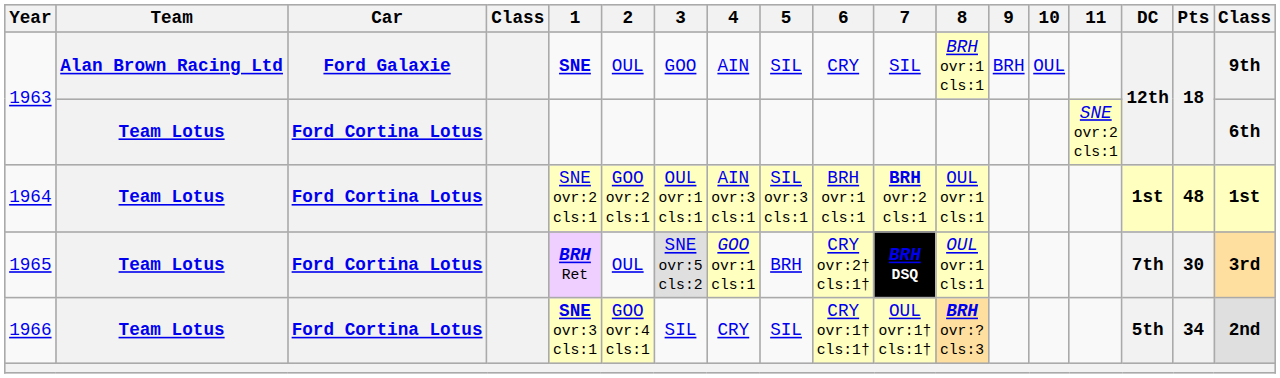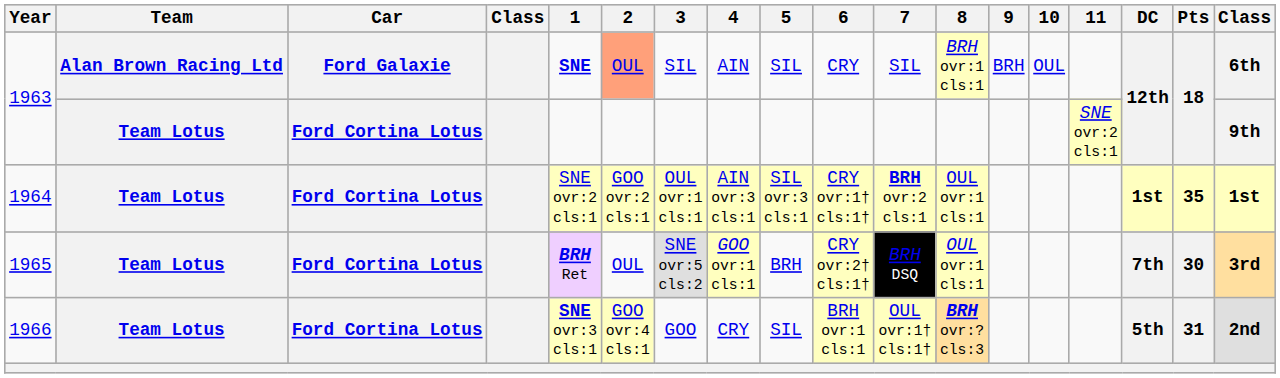(628, 66) no background -> (628, 66) lightsalmon background
(681, 66) GOO -> (681, 66) SIL
(1245, 66) 9th -> (1245, 66) 6th
(1245, 132) 6th -> (1245, 132) 9th
(843, 198) BRH ovr:1 cls:1 -> (843, 198) CRY ovr:1† cls:1†
(1193, 198) 48 -> (1193, 198) 35
(905, 265) bold -> (905, 265) normal
(681, 331) SIL -> (681, 331) GOO
(843, 331) CRY ovr:1† cls:1† -> (843, 331) BRH ovr:1 cls:1
(1193, 331) 34 -> (1193, 331) 31
